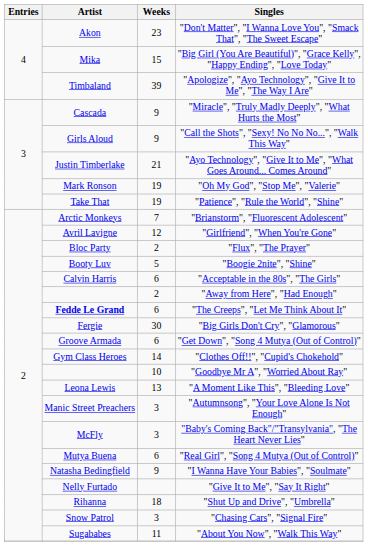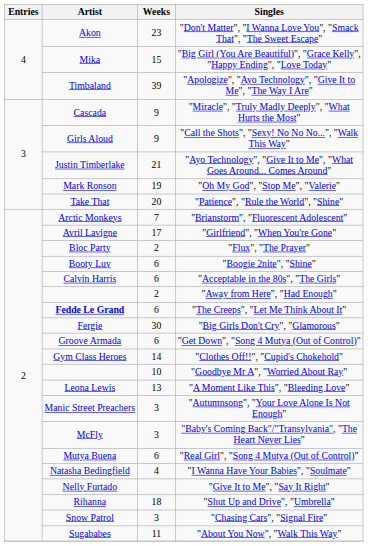(156, 201) 19 -> (156, 201) 20
(156, 232) 12 -> (156, 232) 17
(156, 263) 5 -> (156, 263) 6
(156, 471) 9 -> (156, 471) 4
